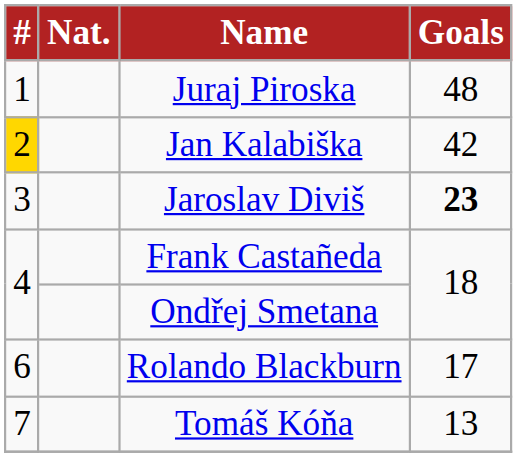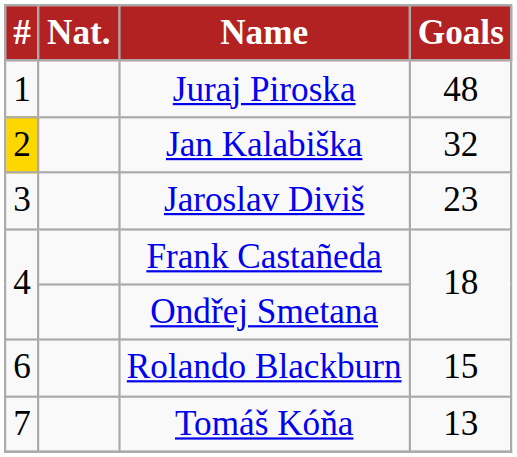(461, 144) 42 -> (461, 144) 32
(461, 199) bold -> (461, 199) normal
(461, 367) 17 -> (461, 367) 15
